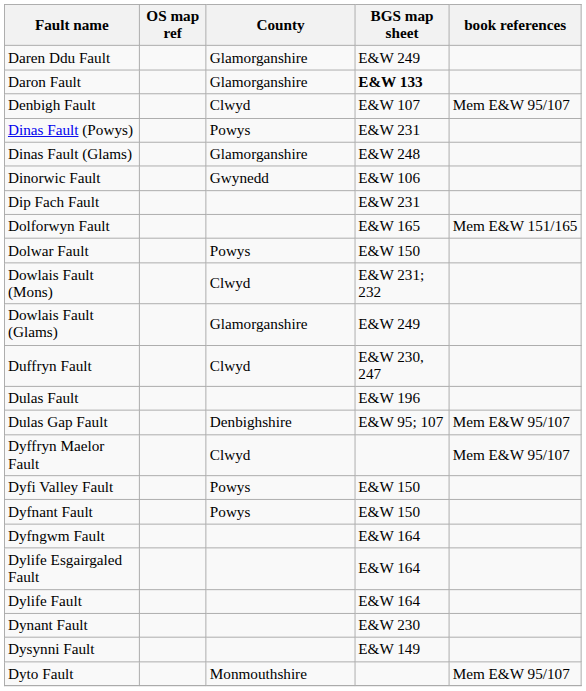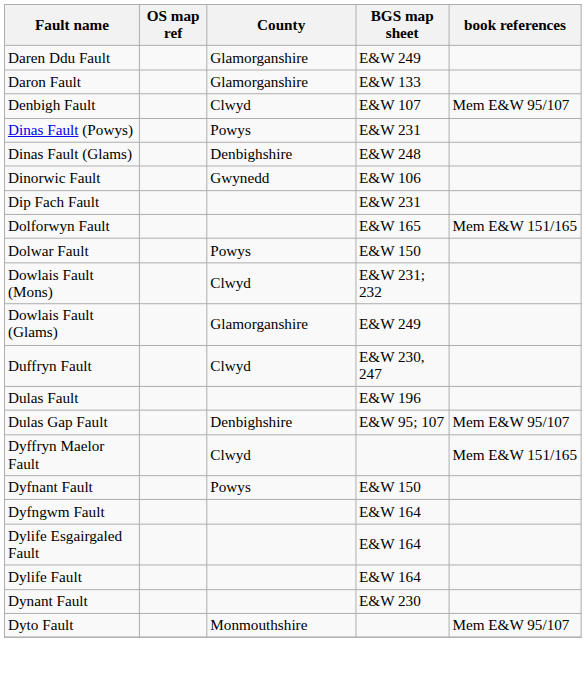(390, 81) bold -> (390, 81) normal
(259, 154) Glamorganshire -> (251, 154) Denbighshire
(511, 455) Mem E&W 95/107 -> (515, 455) Mem E&W 151/165
- row: (61, 487)
- row: (51, 649)
